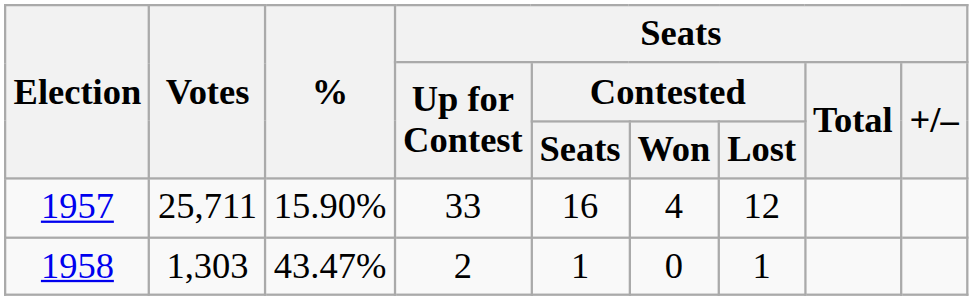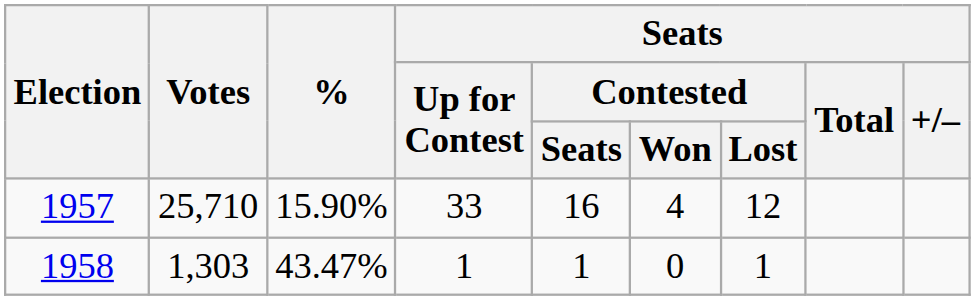(208, 206) 25,711 -> (208, 206) 25,710
(463, 264) 2 -> (464, 264) 1
